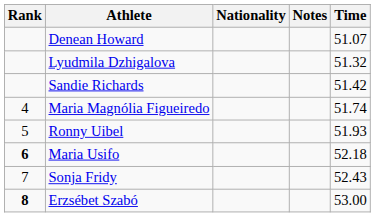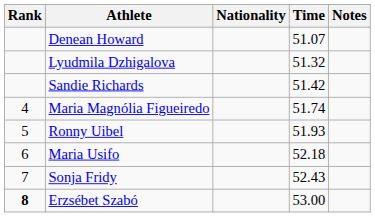columns swapped: (350, 16) <-> (310, 16)
(25, 154) bold -> (25, 154) normal
